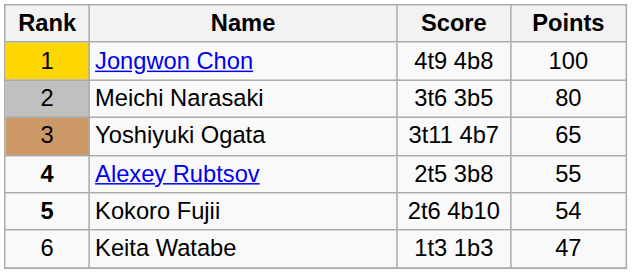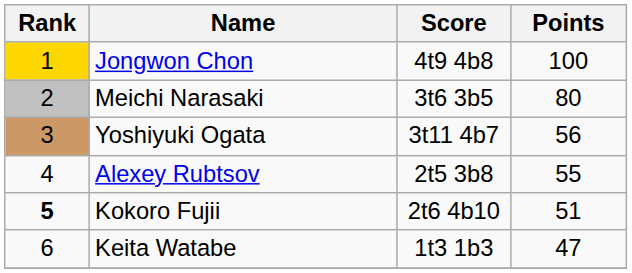(568, 135) 65 -> (568, 135) 56
(47, 173) bold -> (47, 173) normal
(568, 211) 54 -> (568, 211) 51
